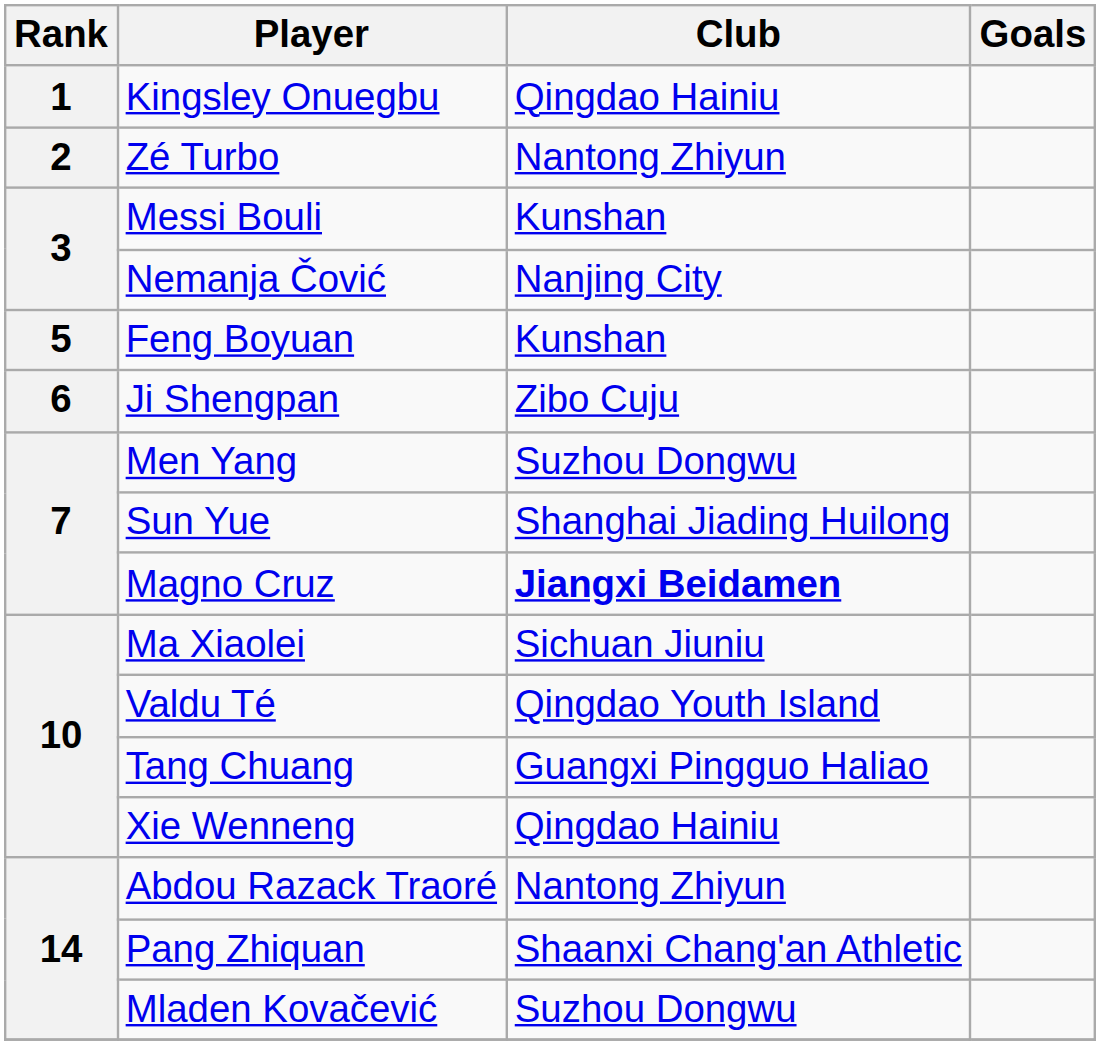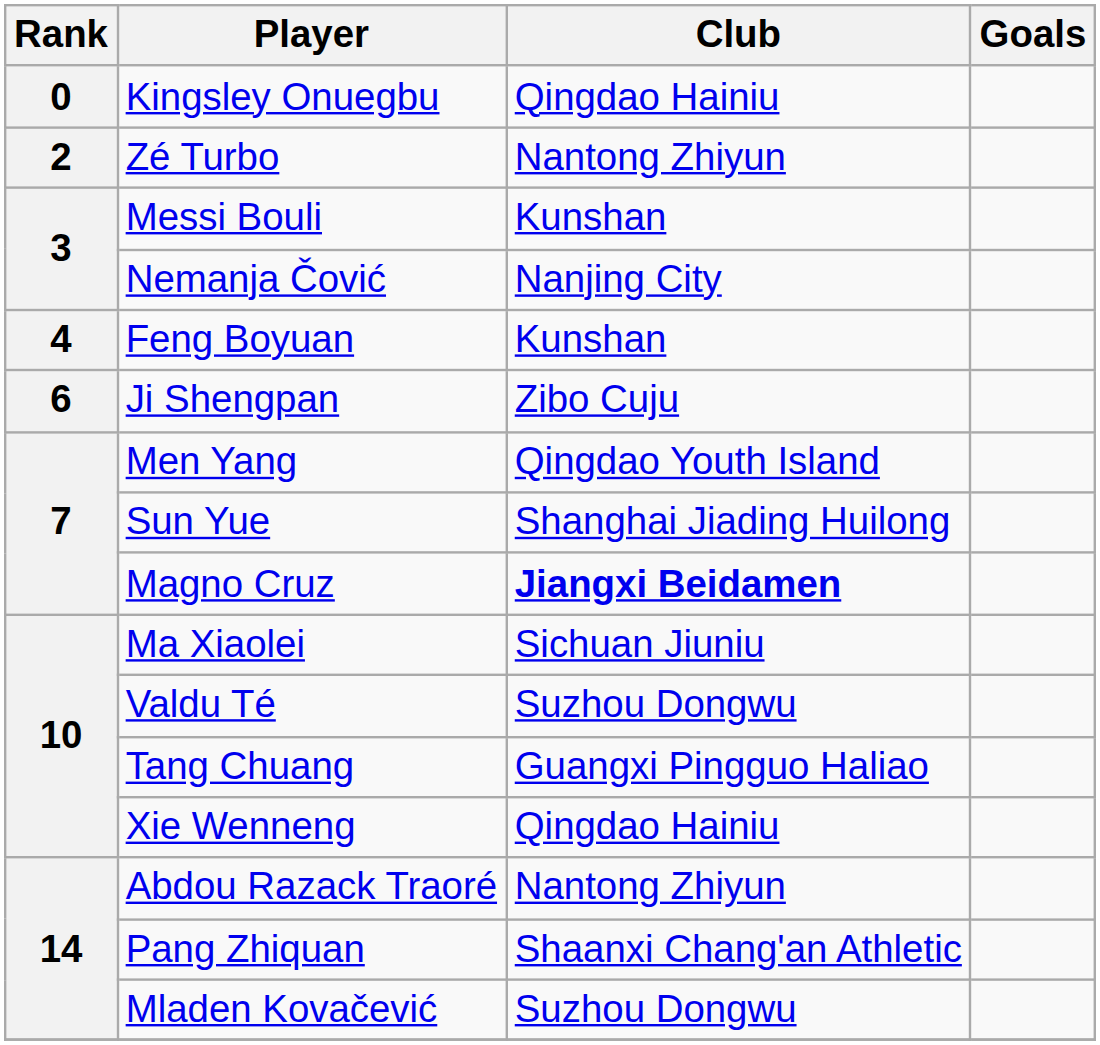(61, 95) 1 -> (61, 95) 0
(61, 339) 5 -> (61, 339) 4
(656, 461) Suzhou Dongwu -> (697, 461) Qingdao Youth Island
(697, 704) Qingdao Youth Island -> (656, 704) Suzhou Dongwu
